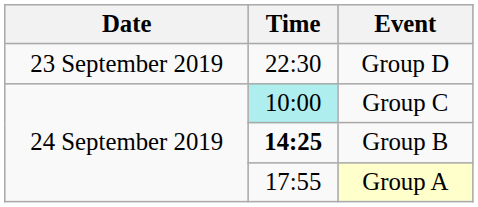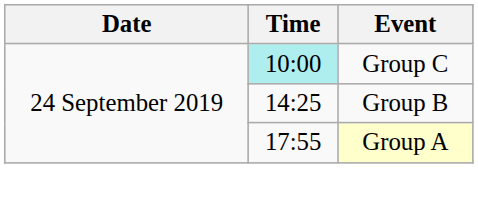- row: (405, 63)
(293, 142) bold -> (293, 102) normal
